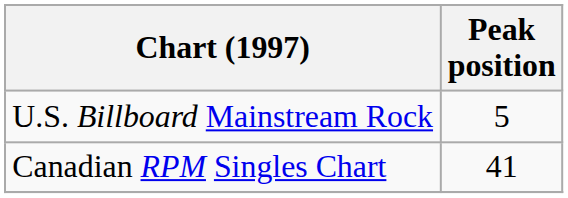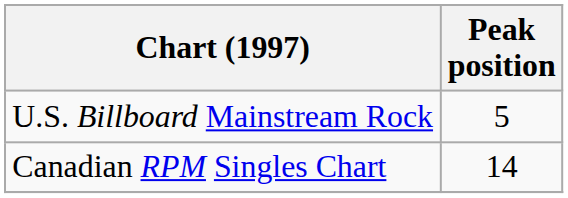(502, 166) 41 -> (502, 166) 14
